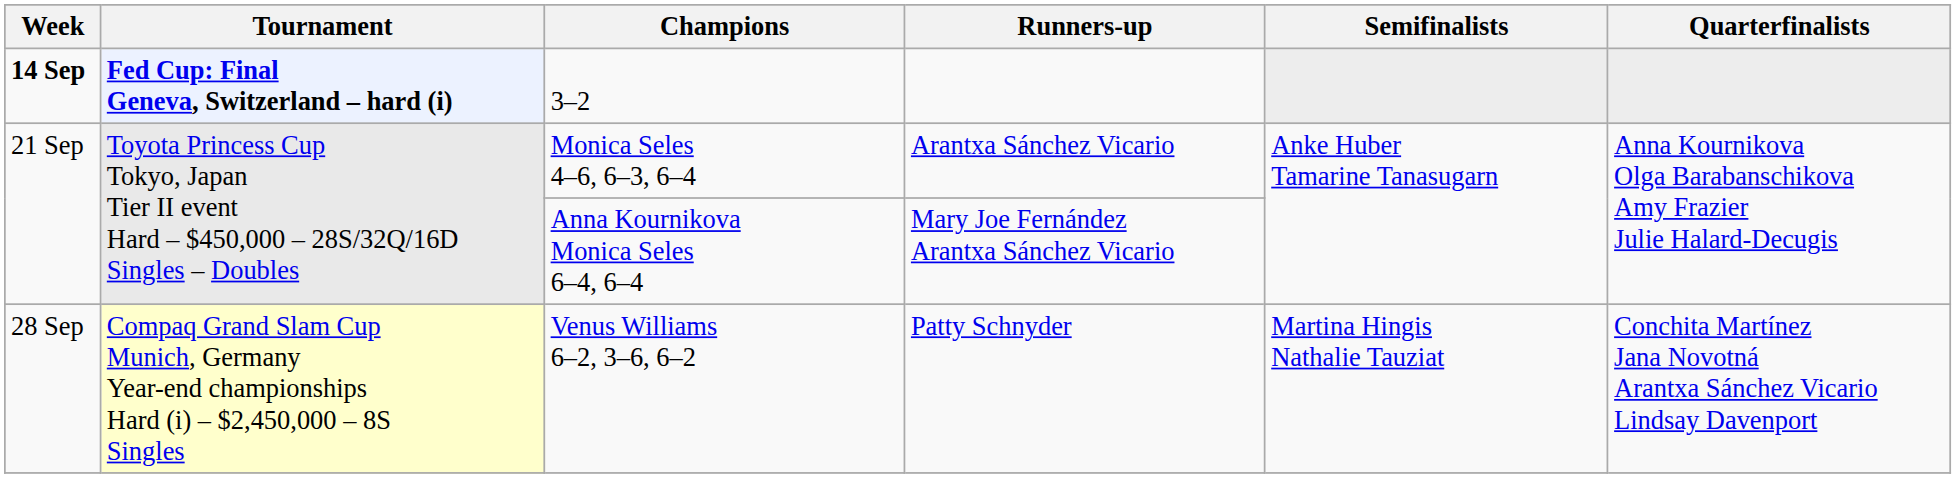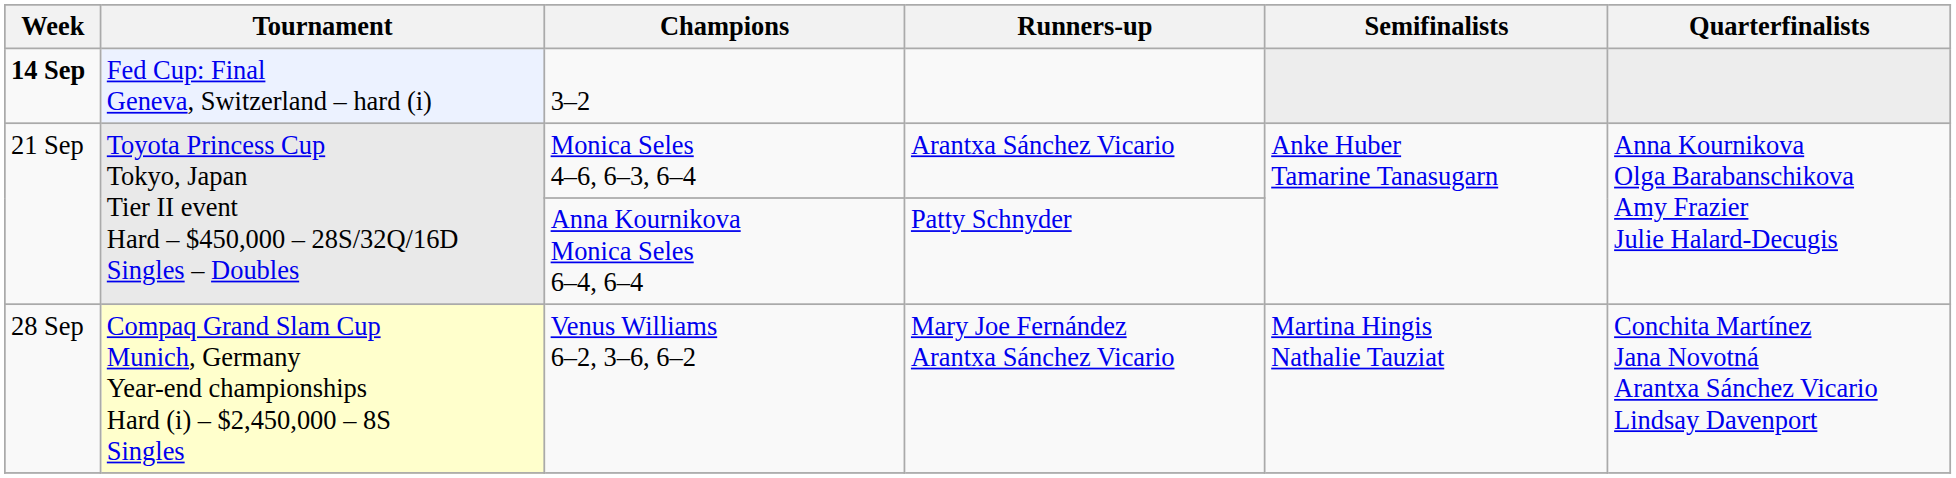(280, 85) bold -> (269, 85) normal
(1043, 235) Mary Joe Fernández Arantxa Sánchez Vicario -> (991, 219) Patty Schnyder
(991, 326) Patty Schnyder -> (1043, 341) Mary Joe Fernández Arantxa Sánchez Vicario
